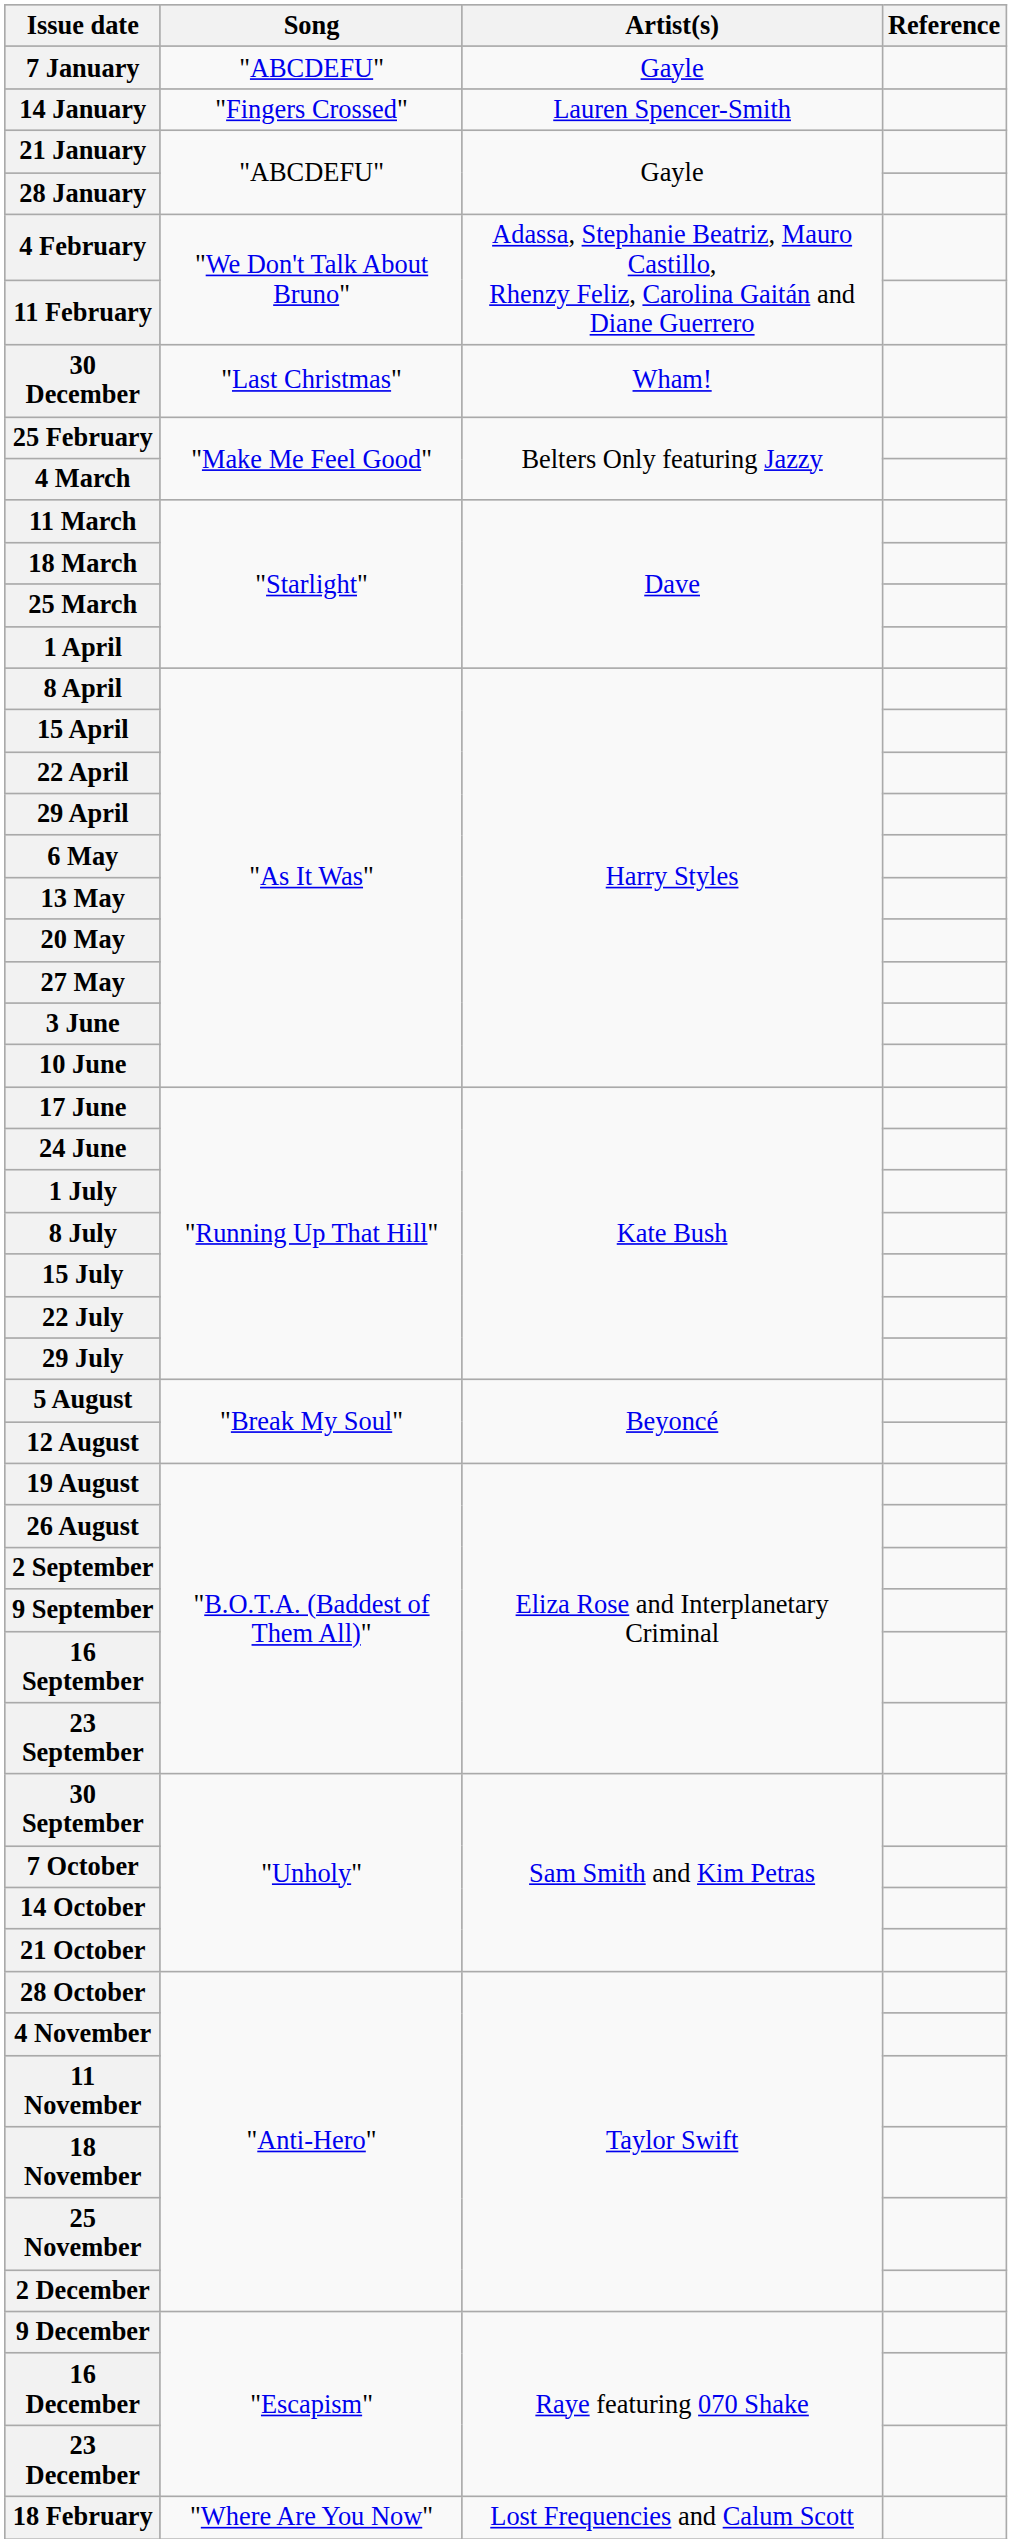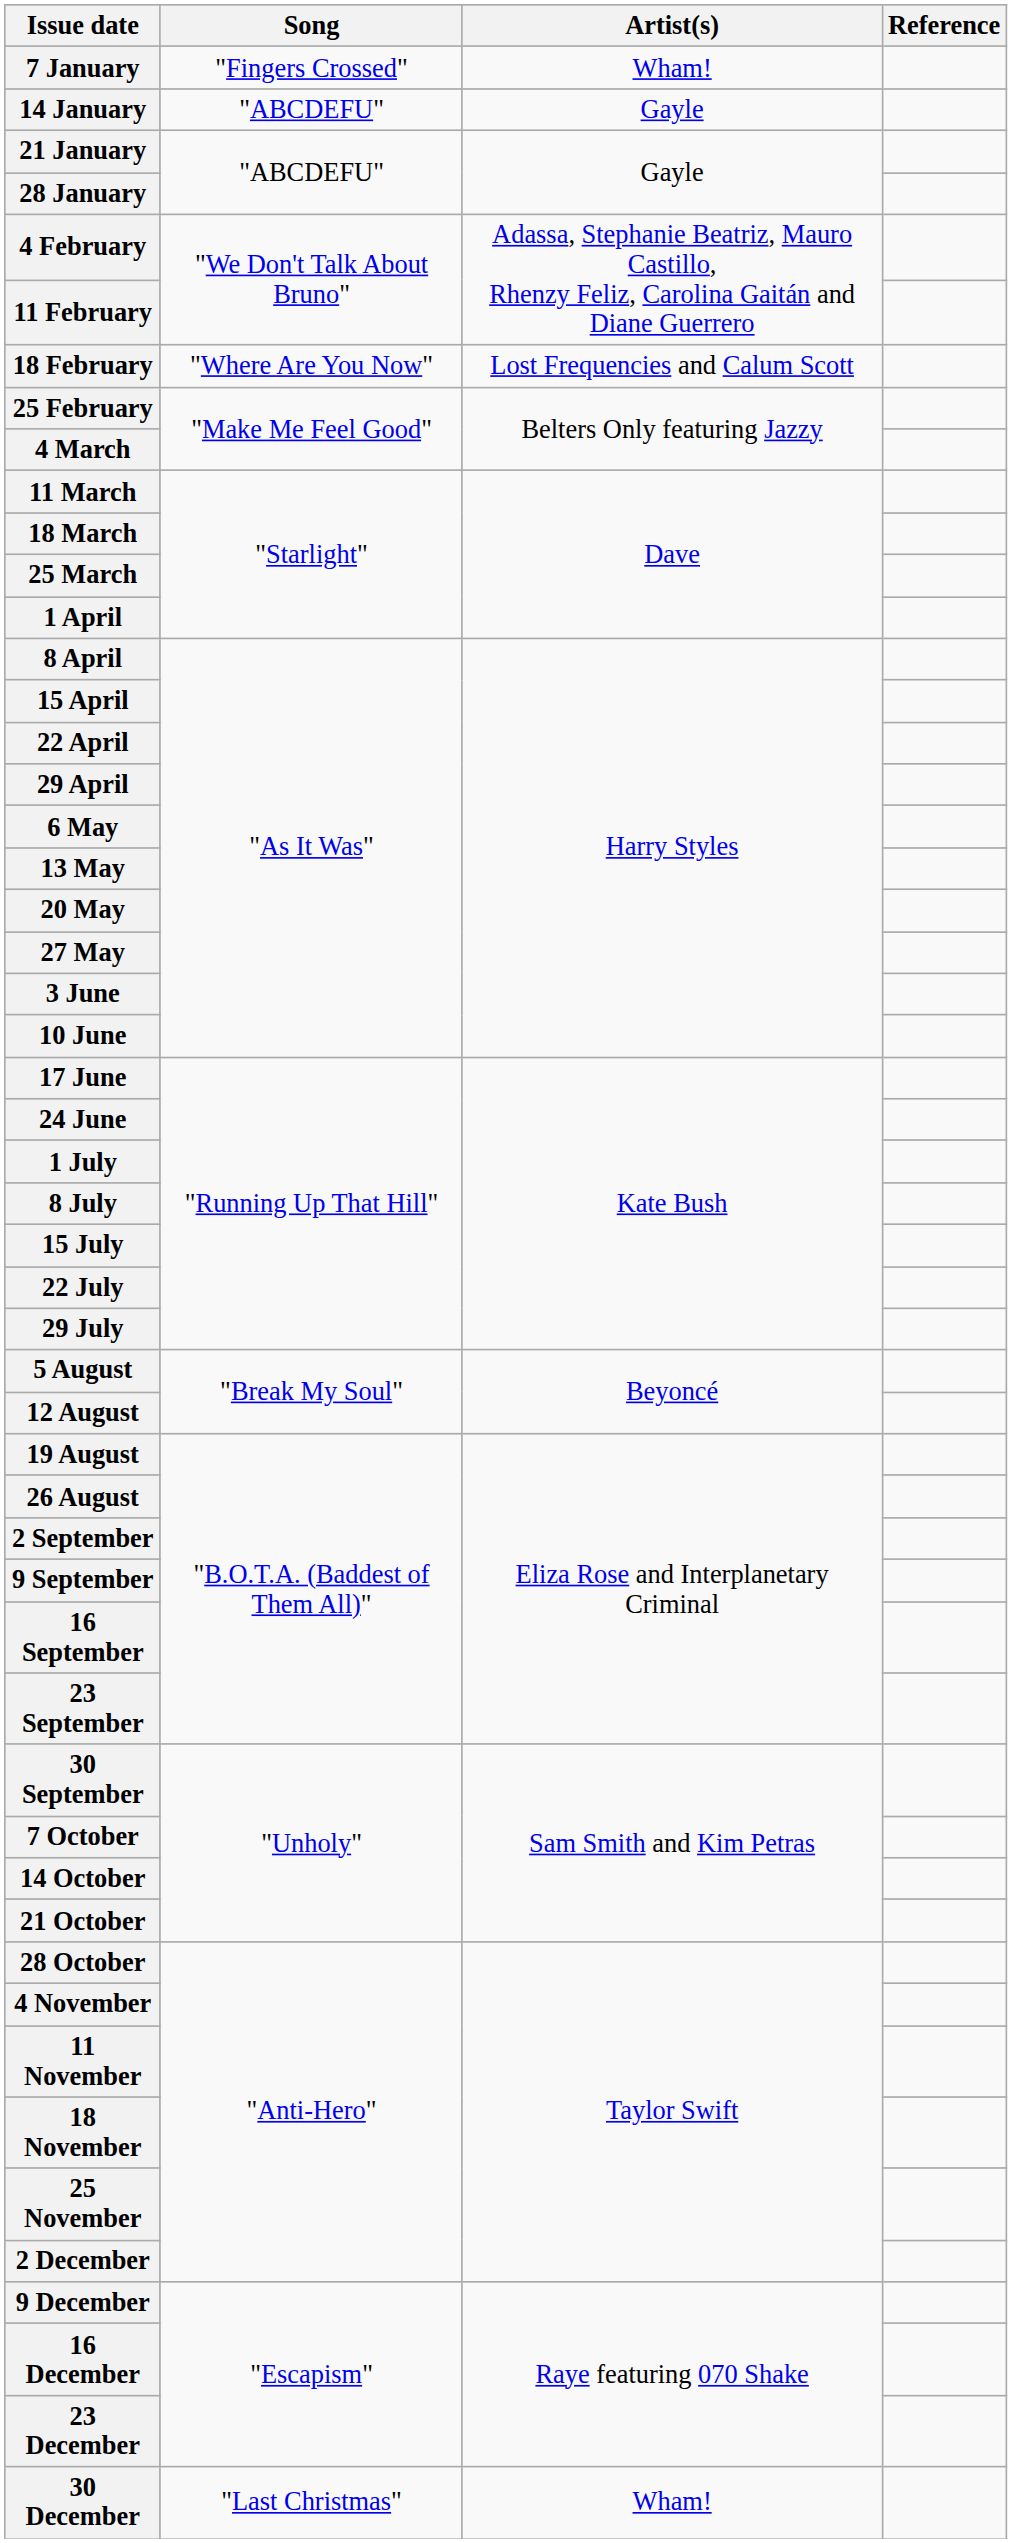(312, 67) "ABCDEFU" -> (312, 67) "Fingers Crossed"
(672, 67) Gayle -> (672, 67) Wham!
(312, 109) "Fingers Crossed" -> (312, 109) "ABCDEFU"
(672, 109) Lauren Spencer-Smith -> (672, 109) Gayle
rows swapped: (83, 2517) <-> (83, 380)
